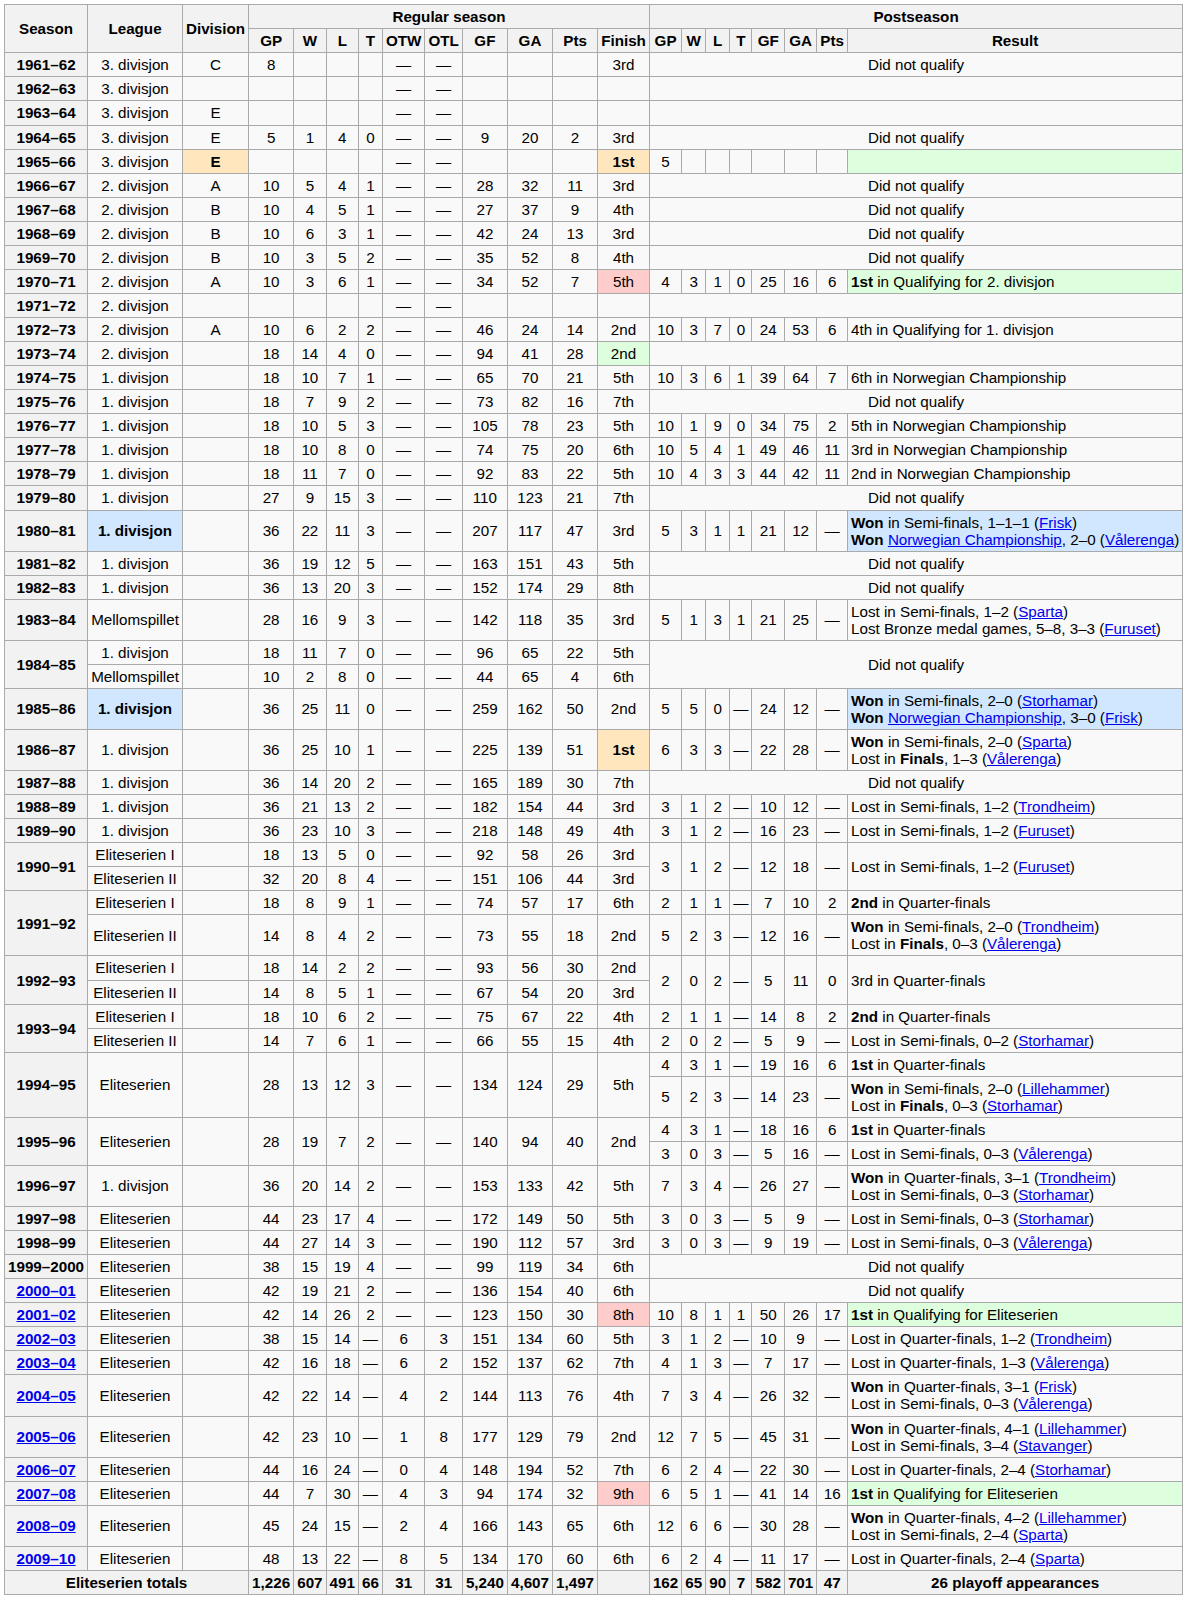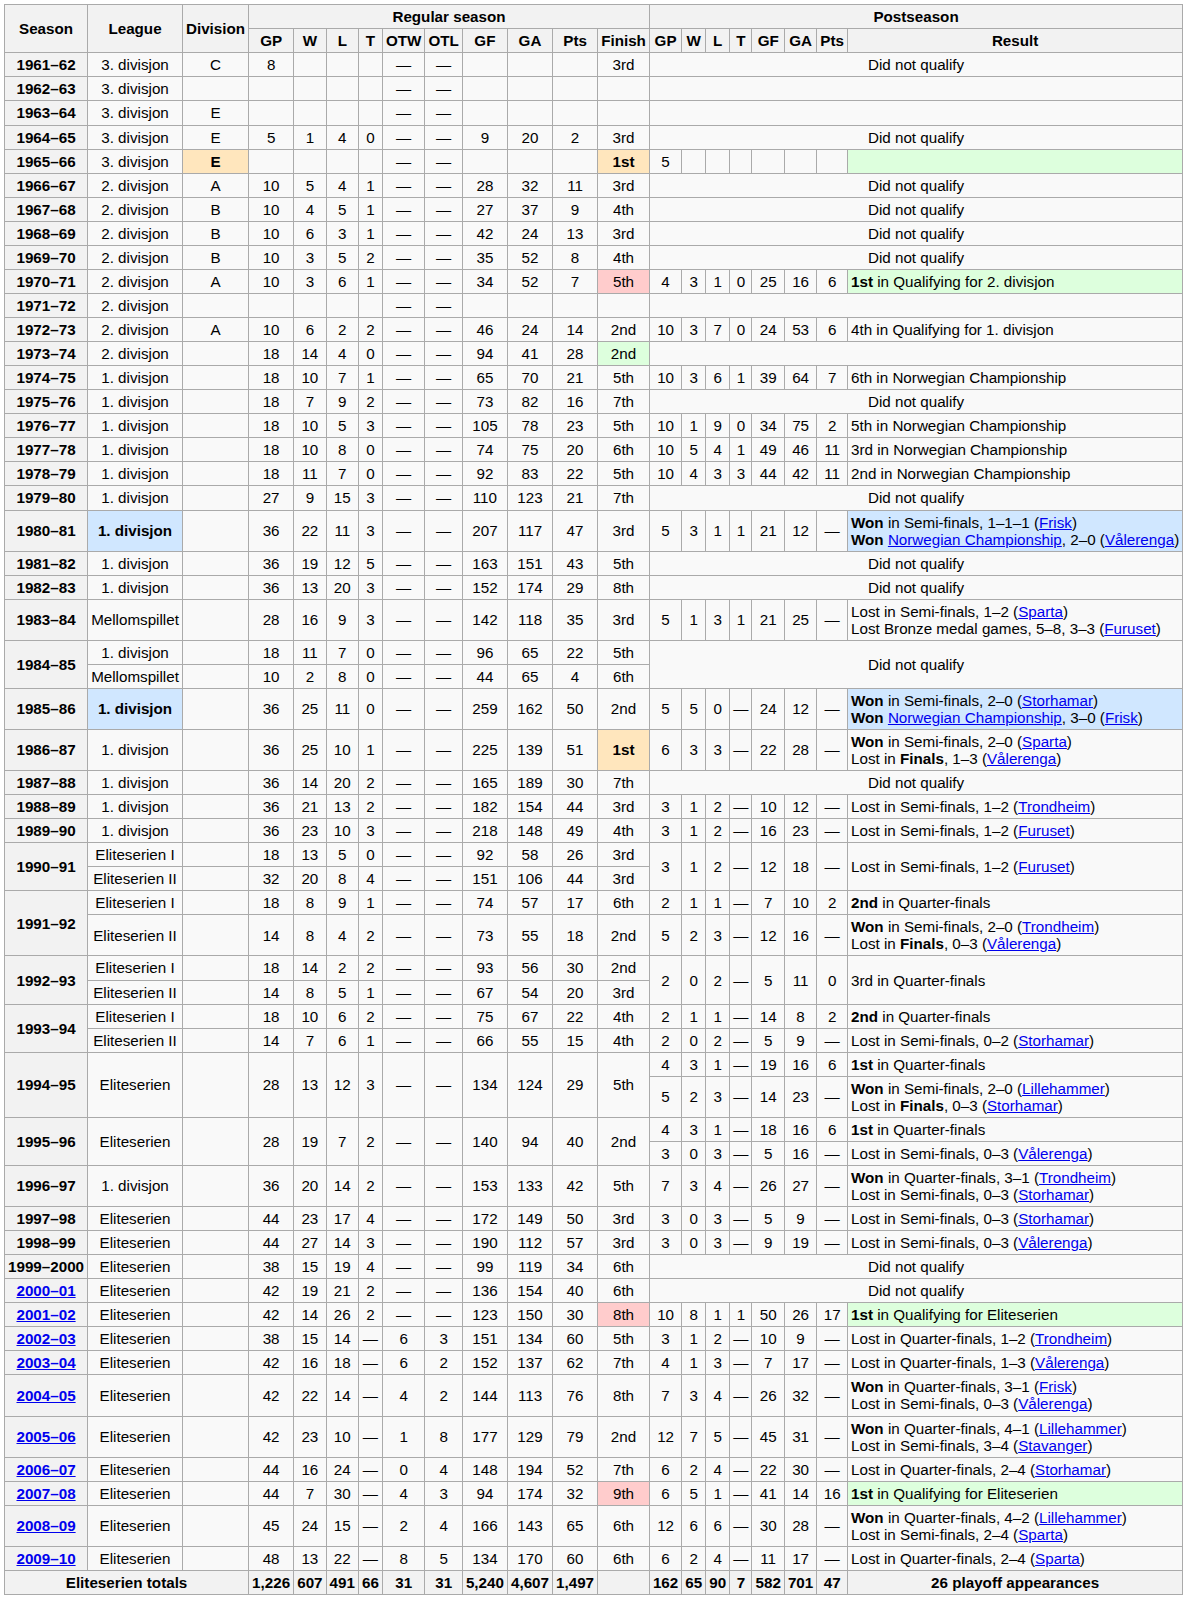(624, 1219) 5th -> (623, 1219) 3rd
(624, 1395) 4th -> (624, 1395) 8th
